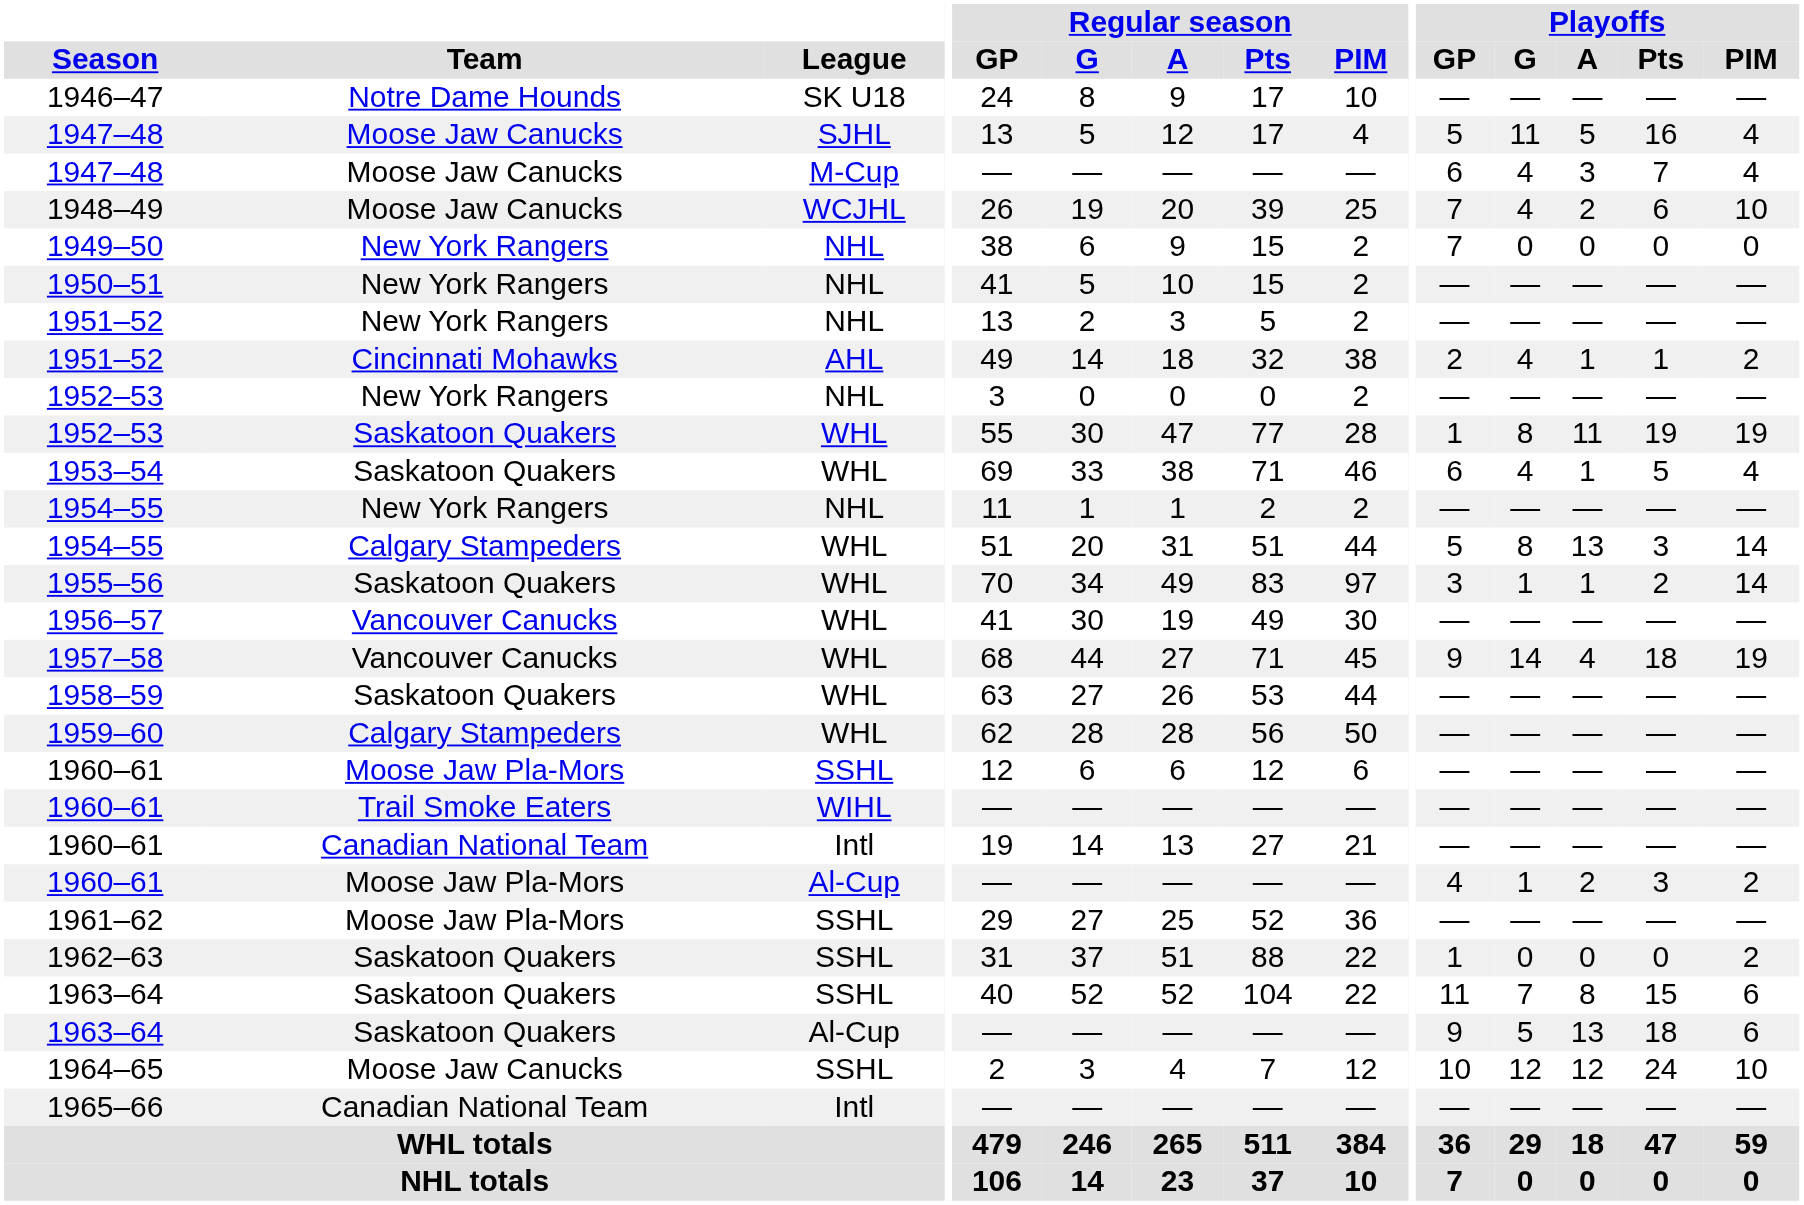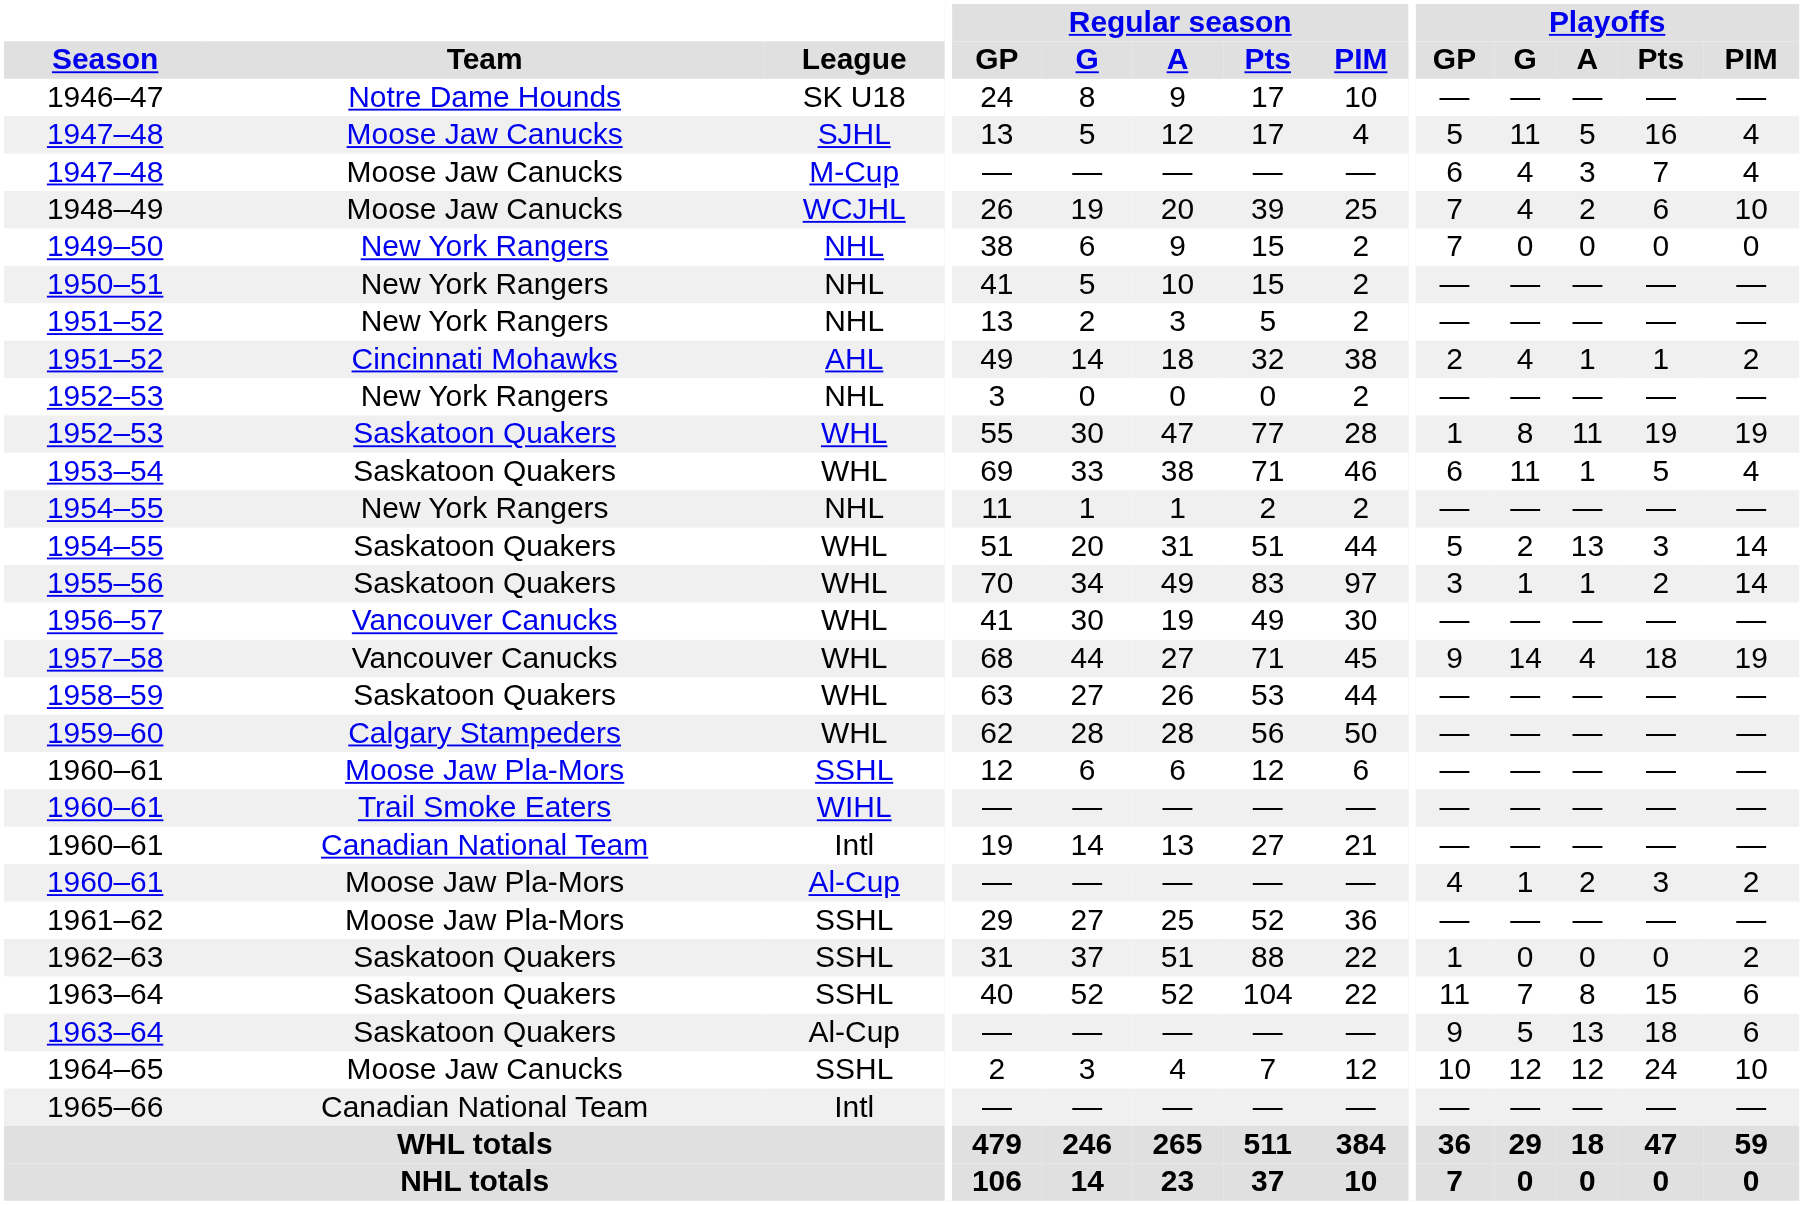(1525, 471) 4 -> (1525, 471) 11
(485, 545) Calgary Stampeders -> (485, 545) Saskatoon Quakers
(1525, 545) 8 -> (1525, 545) 2
